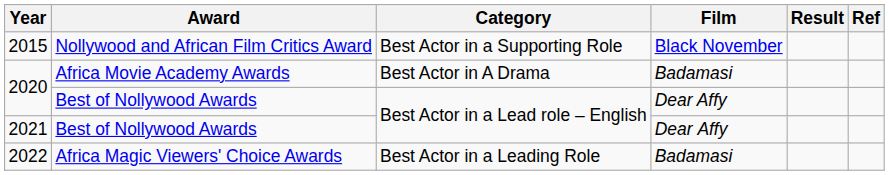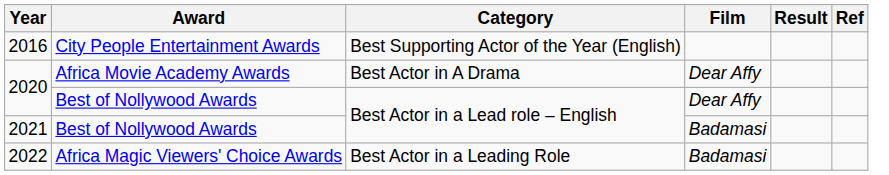- row: (28, 45)
+ row: (28, 45)
(693, 73) Badamasi -> (725, 73) Dear Affy
(691, 128) Dear Affy -> (728, 128) Badamasi
